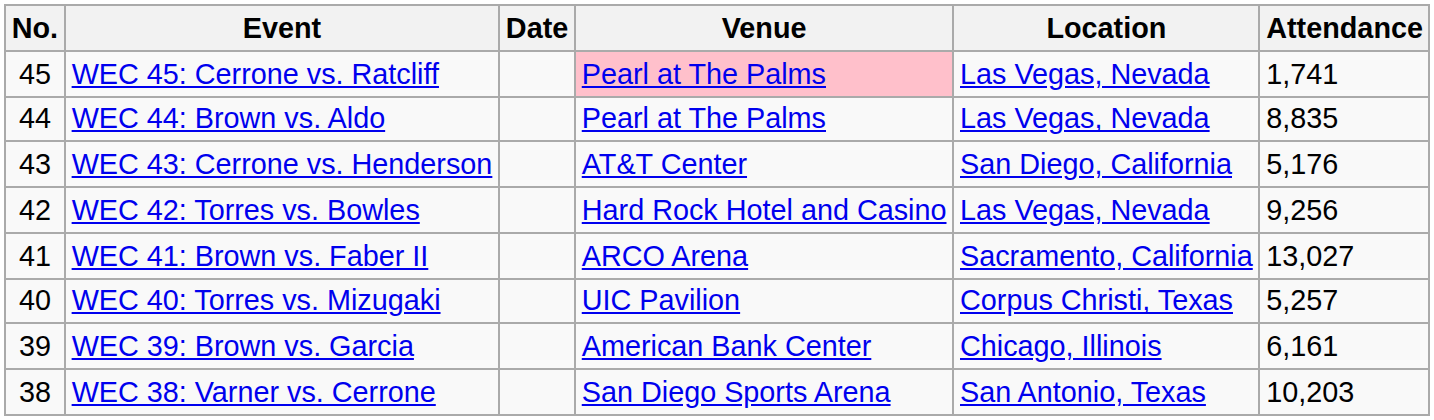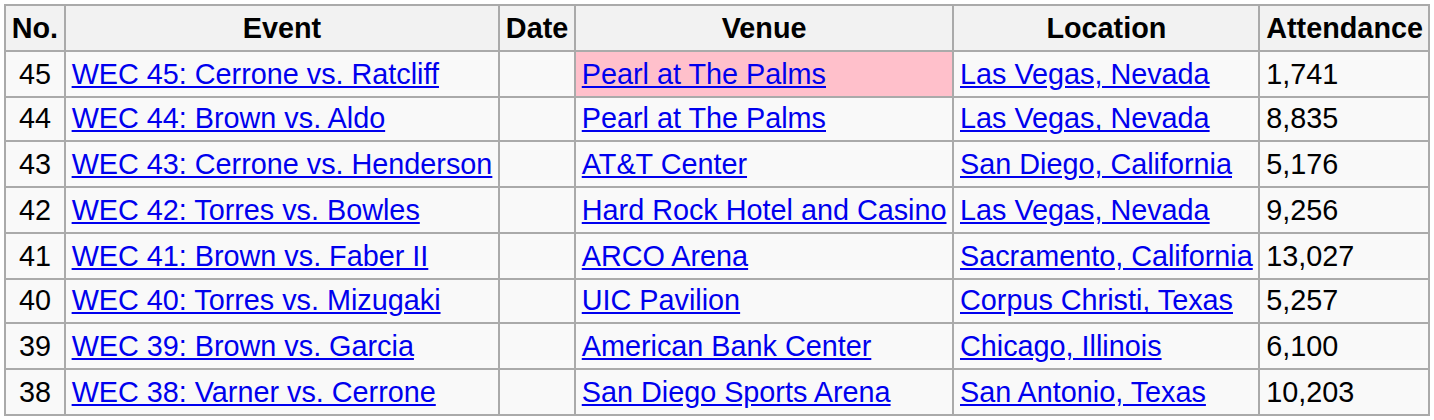(1302, 347) 6,161 -> (1302, 347) 6,100
